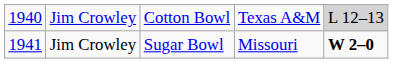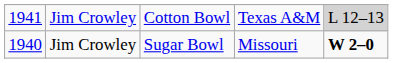(25, 17) 1940 -> (25, 17) 1941
(25, 44) 1941 -> (25, 44) 1940
